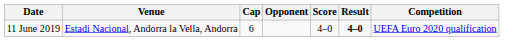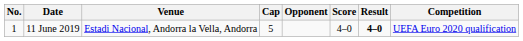+ column: (14, 12)
(251, 28) 6 -> (271, 28) 5
